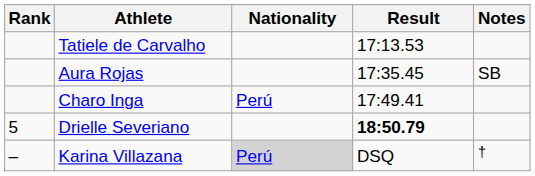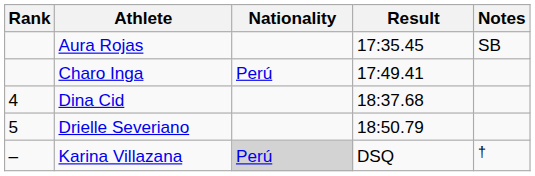- row: (132, 46)
+ row: (91, 100)
(391, 127) bold -> (390, 127) normal
